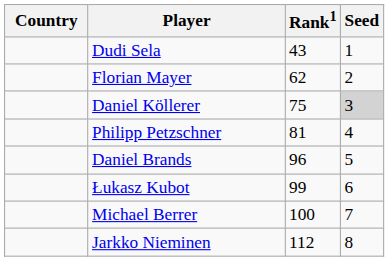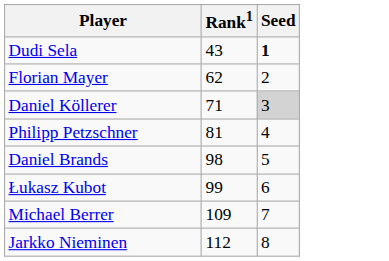- column: (46, 20)
(349, 50) normal -> (265, 50) bold
(298, 105) 75 -> (214, 105) 71
(298, 159) 96 -> (214, 159) 98
(302, 214) 100 -> (218, 214) 109
